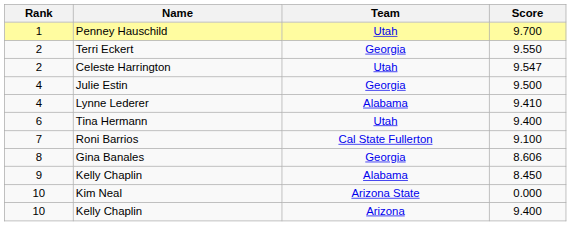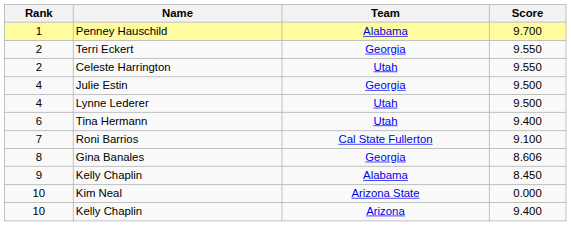(385, 31) Utah -> (385, 31) Alabama
(528, 67) 9.547 -> (528, 67) 9.550
(385, 103) Alabama -> (385, 103) Utah
(528, 103) 9.410 -> (528, 103) 9.500
